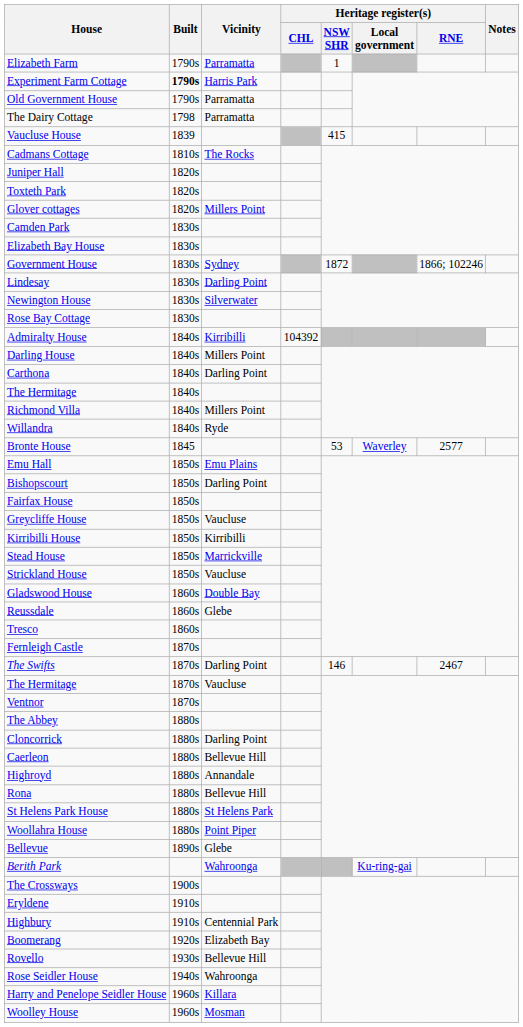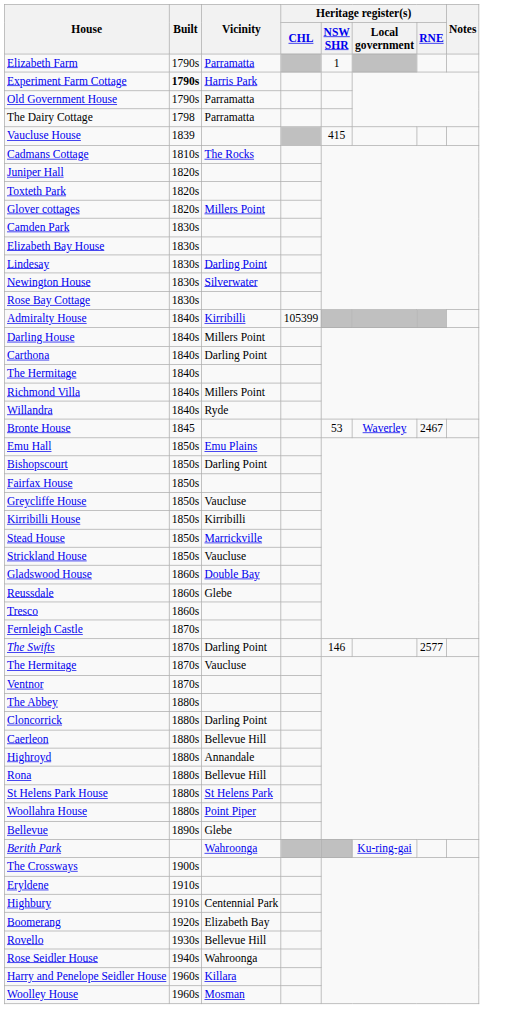- row: (52, 264)
(301, 337) 104392 -> (301, 318) 105399
(451, 446) 2577 -> (431, 428) 2467
(451, 666) 2467 -> (431, 647) 2577
